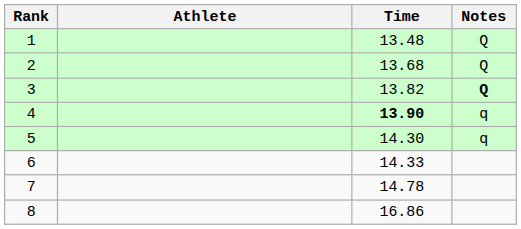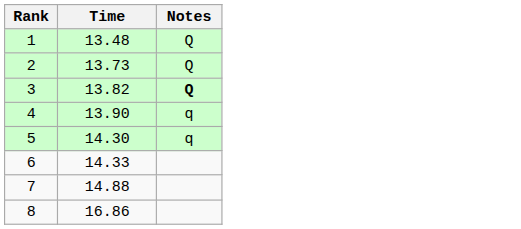- column: (205, 17)
(402, 65) 13.68 -> (107, 65) 13.73
(402, 114) bold -> (107, 114) normal
(402, 187) 14.78 -> (107, 187) 14.88
